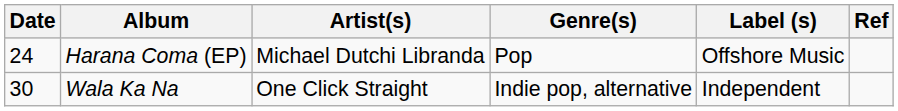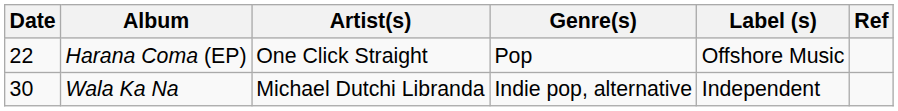(21, 55) 24 -> (21, 55) 22
(370, 55) Michael Dutchi Libranda -> (342, 55) One Click Straight
(342, 88) One Click Straight -> (370, 88) Michael Dutchi Libranda
